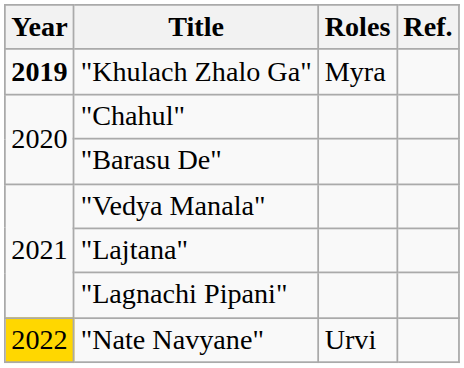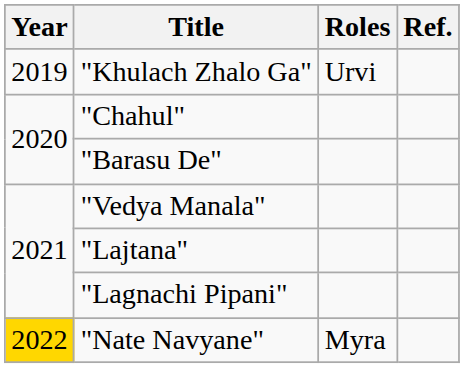(40, 71) bold -> (40, 71) normal
(355, 71) Myra -> (350, 71) Urvi
(350, 339) Urvi -> (355, 339) Myra
